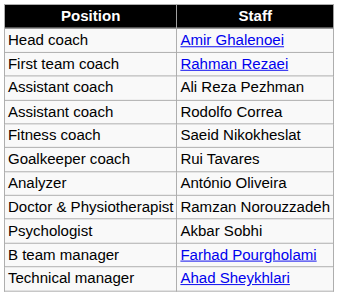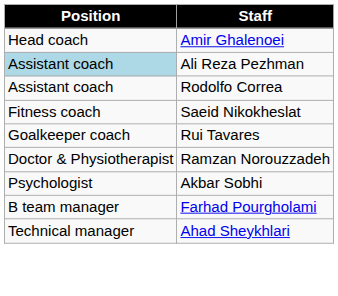- row: (234, 64)
(61, 87) no background -> (61, 64) lightblue background
- row: (233, 183)
